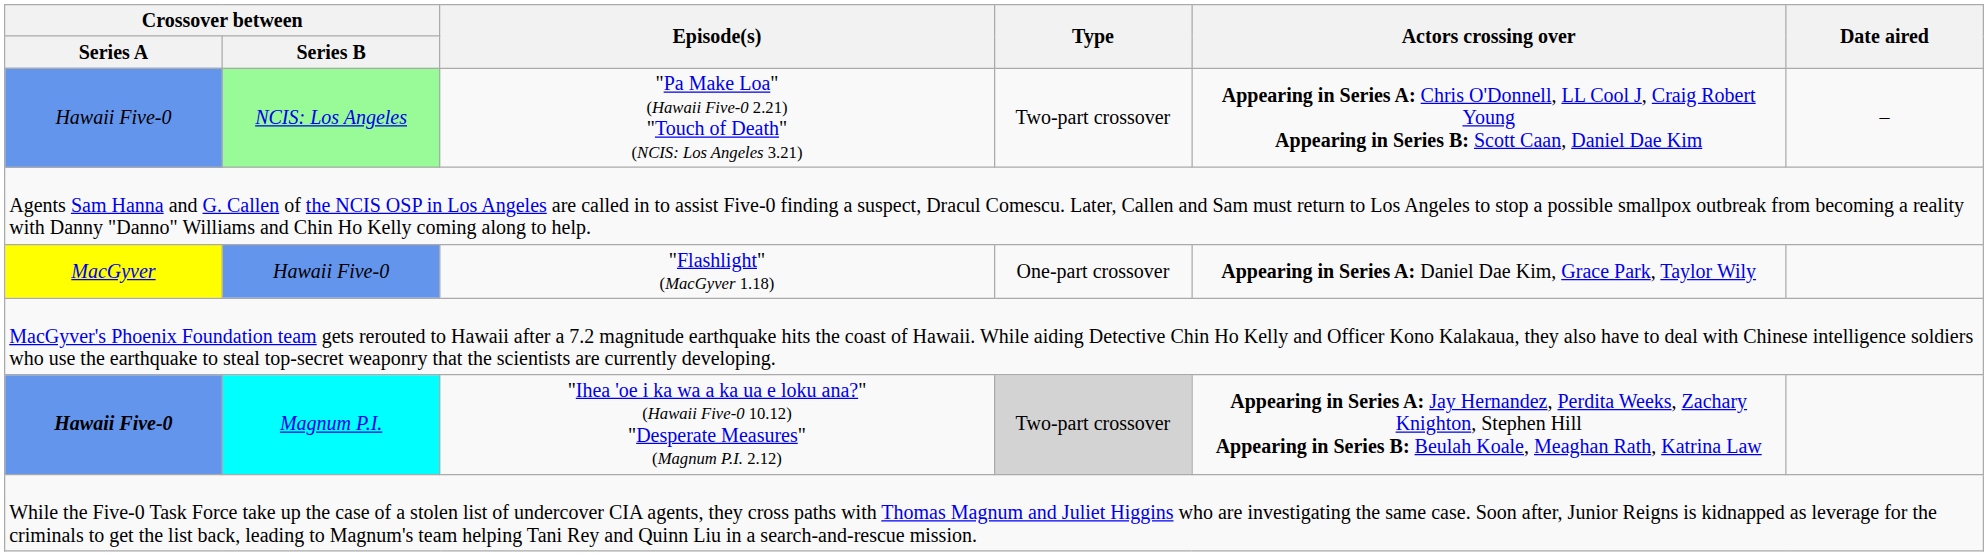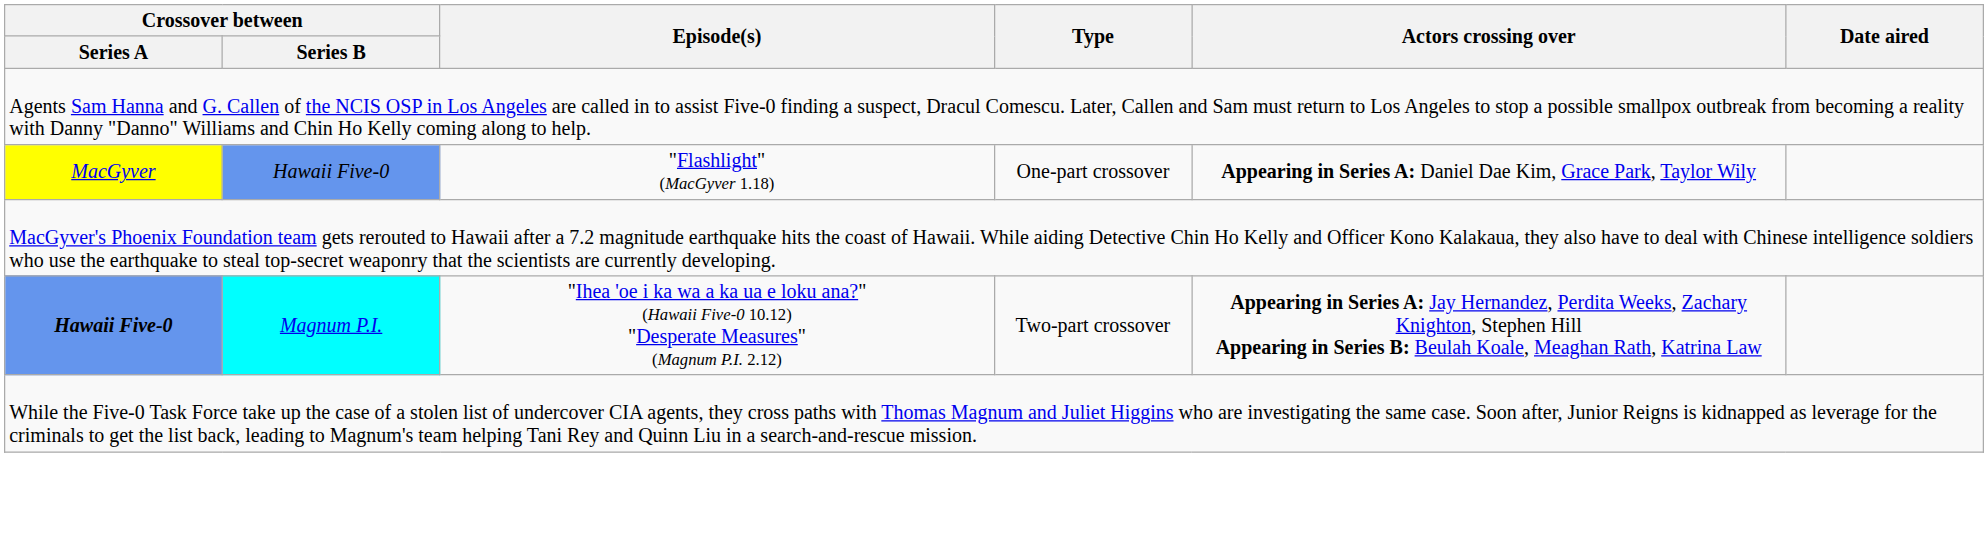- row: (331, 117)
(1093, 424) lightgrey background -> (1093, 325) no background
